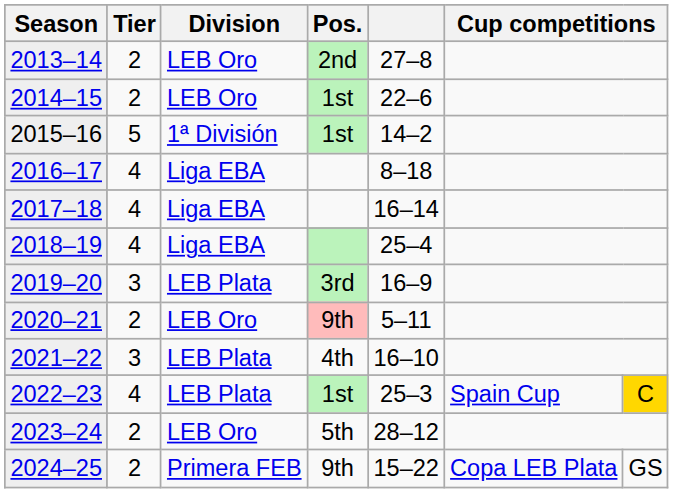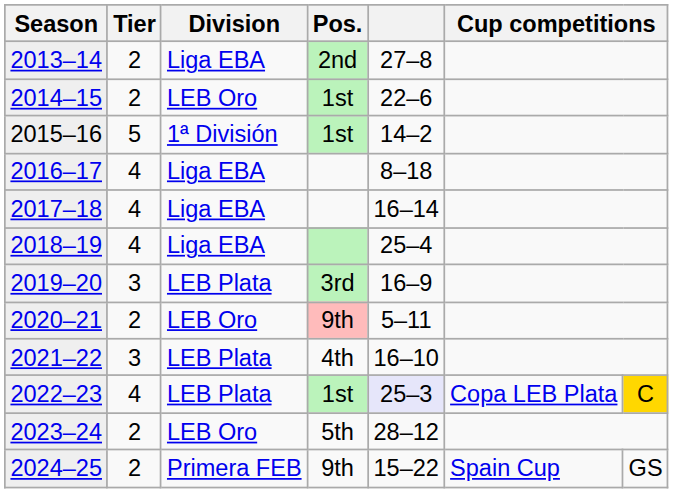(212, 60) LEB Oro -> (216, 60) Liga EBA
(406, 394) no background -> (406, 394) lavender background
(505, 394) Spain Cup -> (534, 394) Copa LEB Plata
(534, 468) Copa LEB Plata -> (505, 468) Spain Cup
